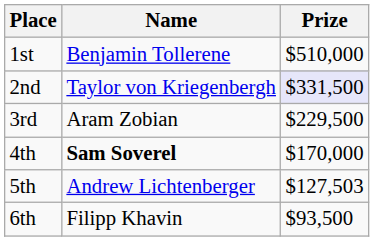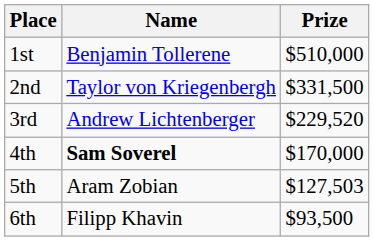(325, 86) lavender background -> (325, 86) no background
(122, 119) Aram Zobian -> (161, 119) Andrew Lichtenberger
(325, 119) $229,500 -> (325, 119) $229,520
(161, 185) Andrew Lichtenberger -> (122, 185) Aram Zobian
